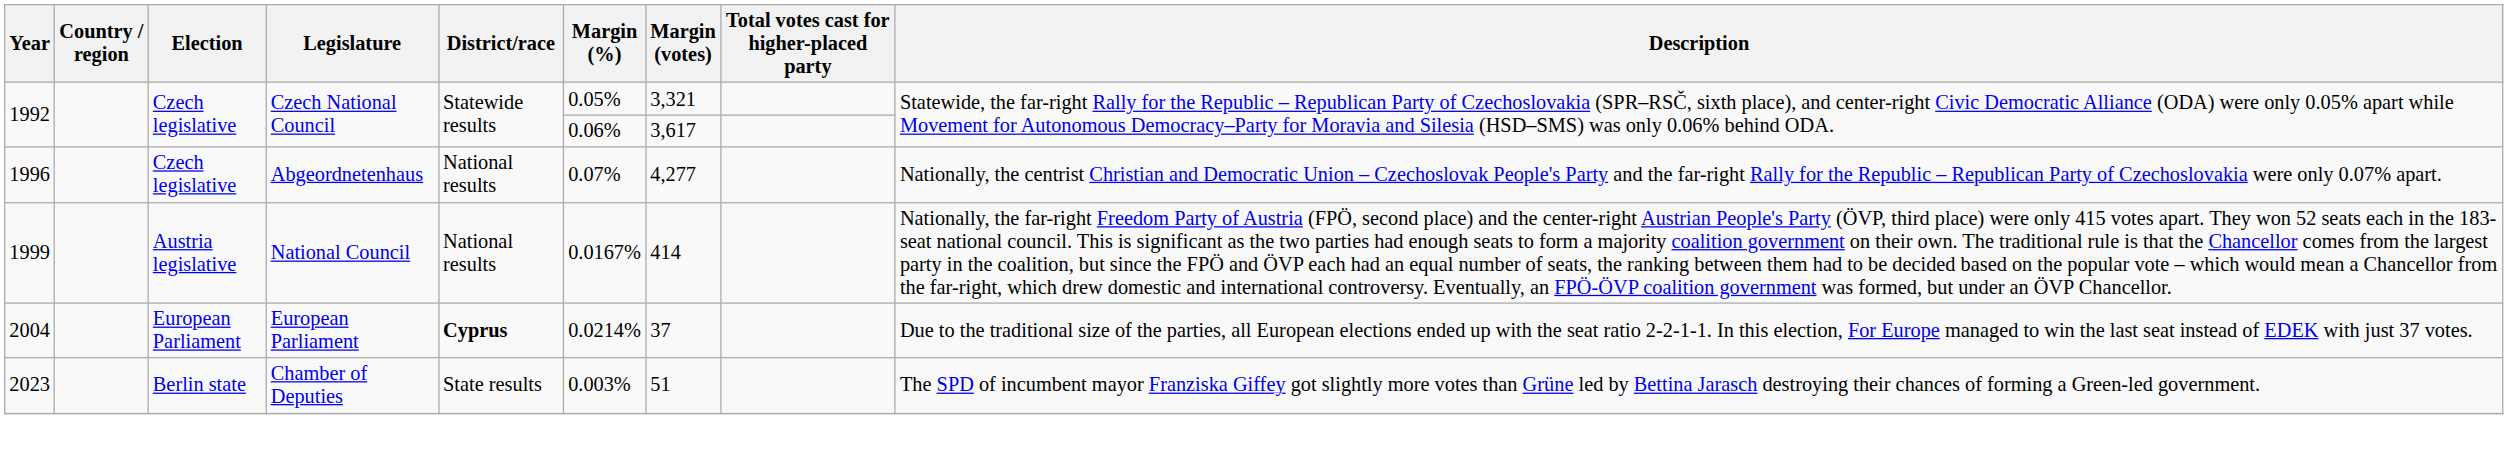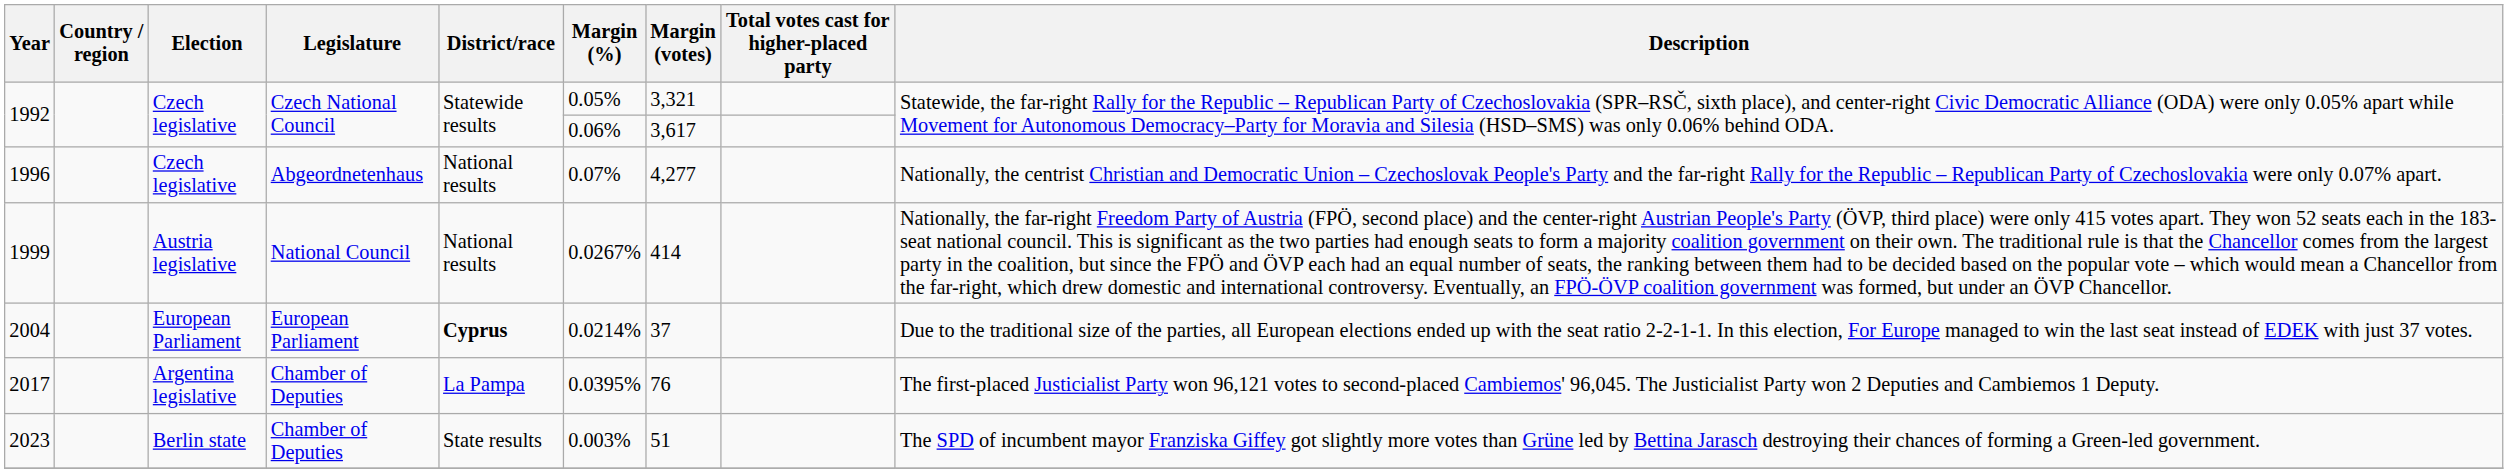(605, 252) 0.0167% -> (605, 252) 0.0267%
+ row: (30, 385)
